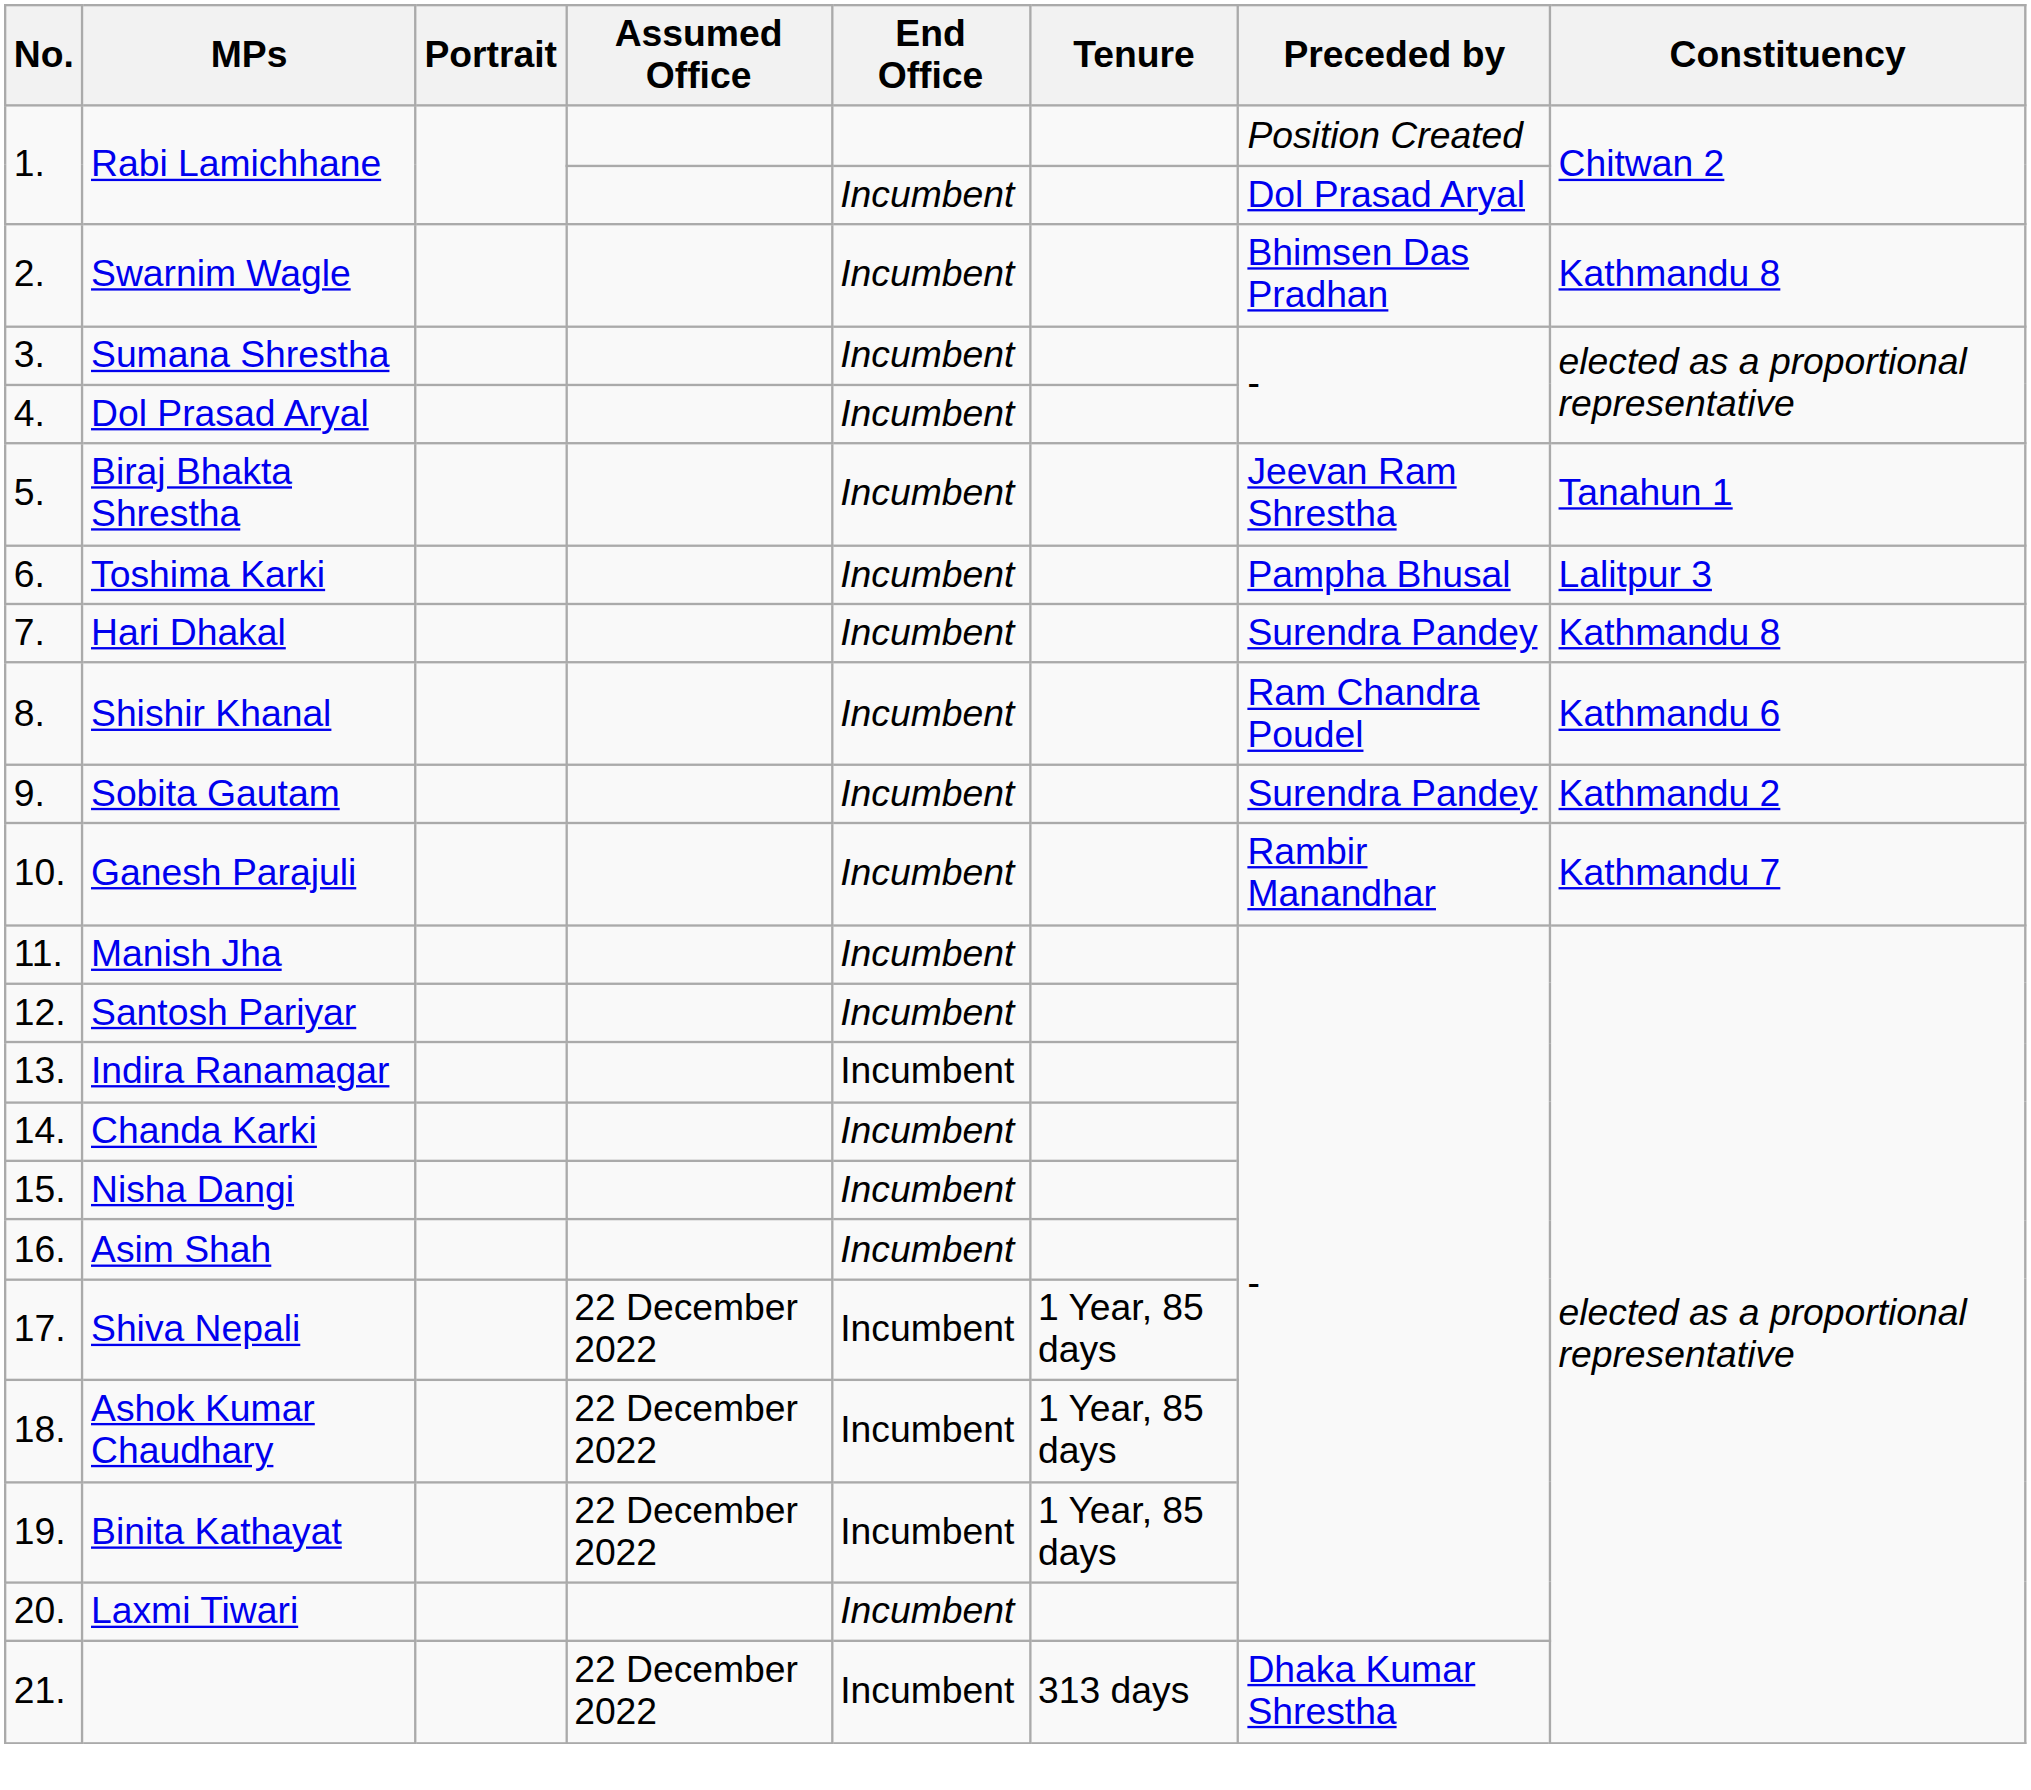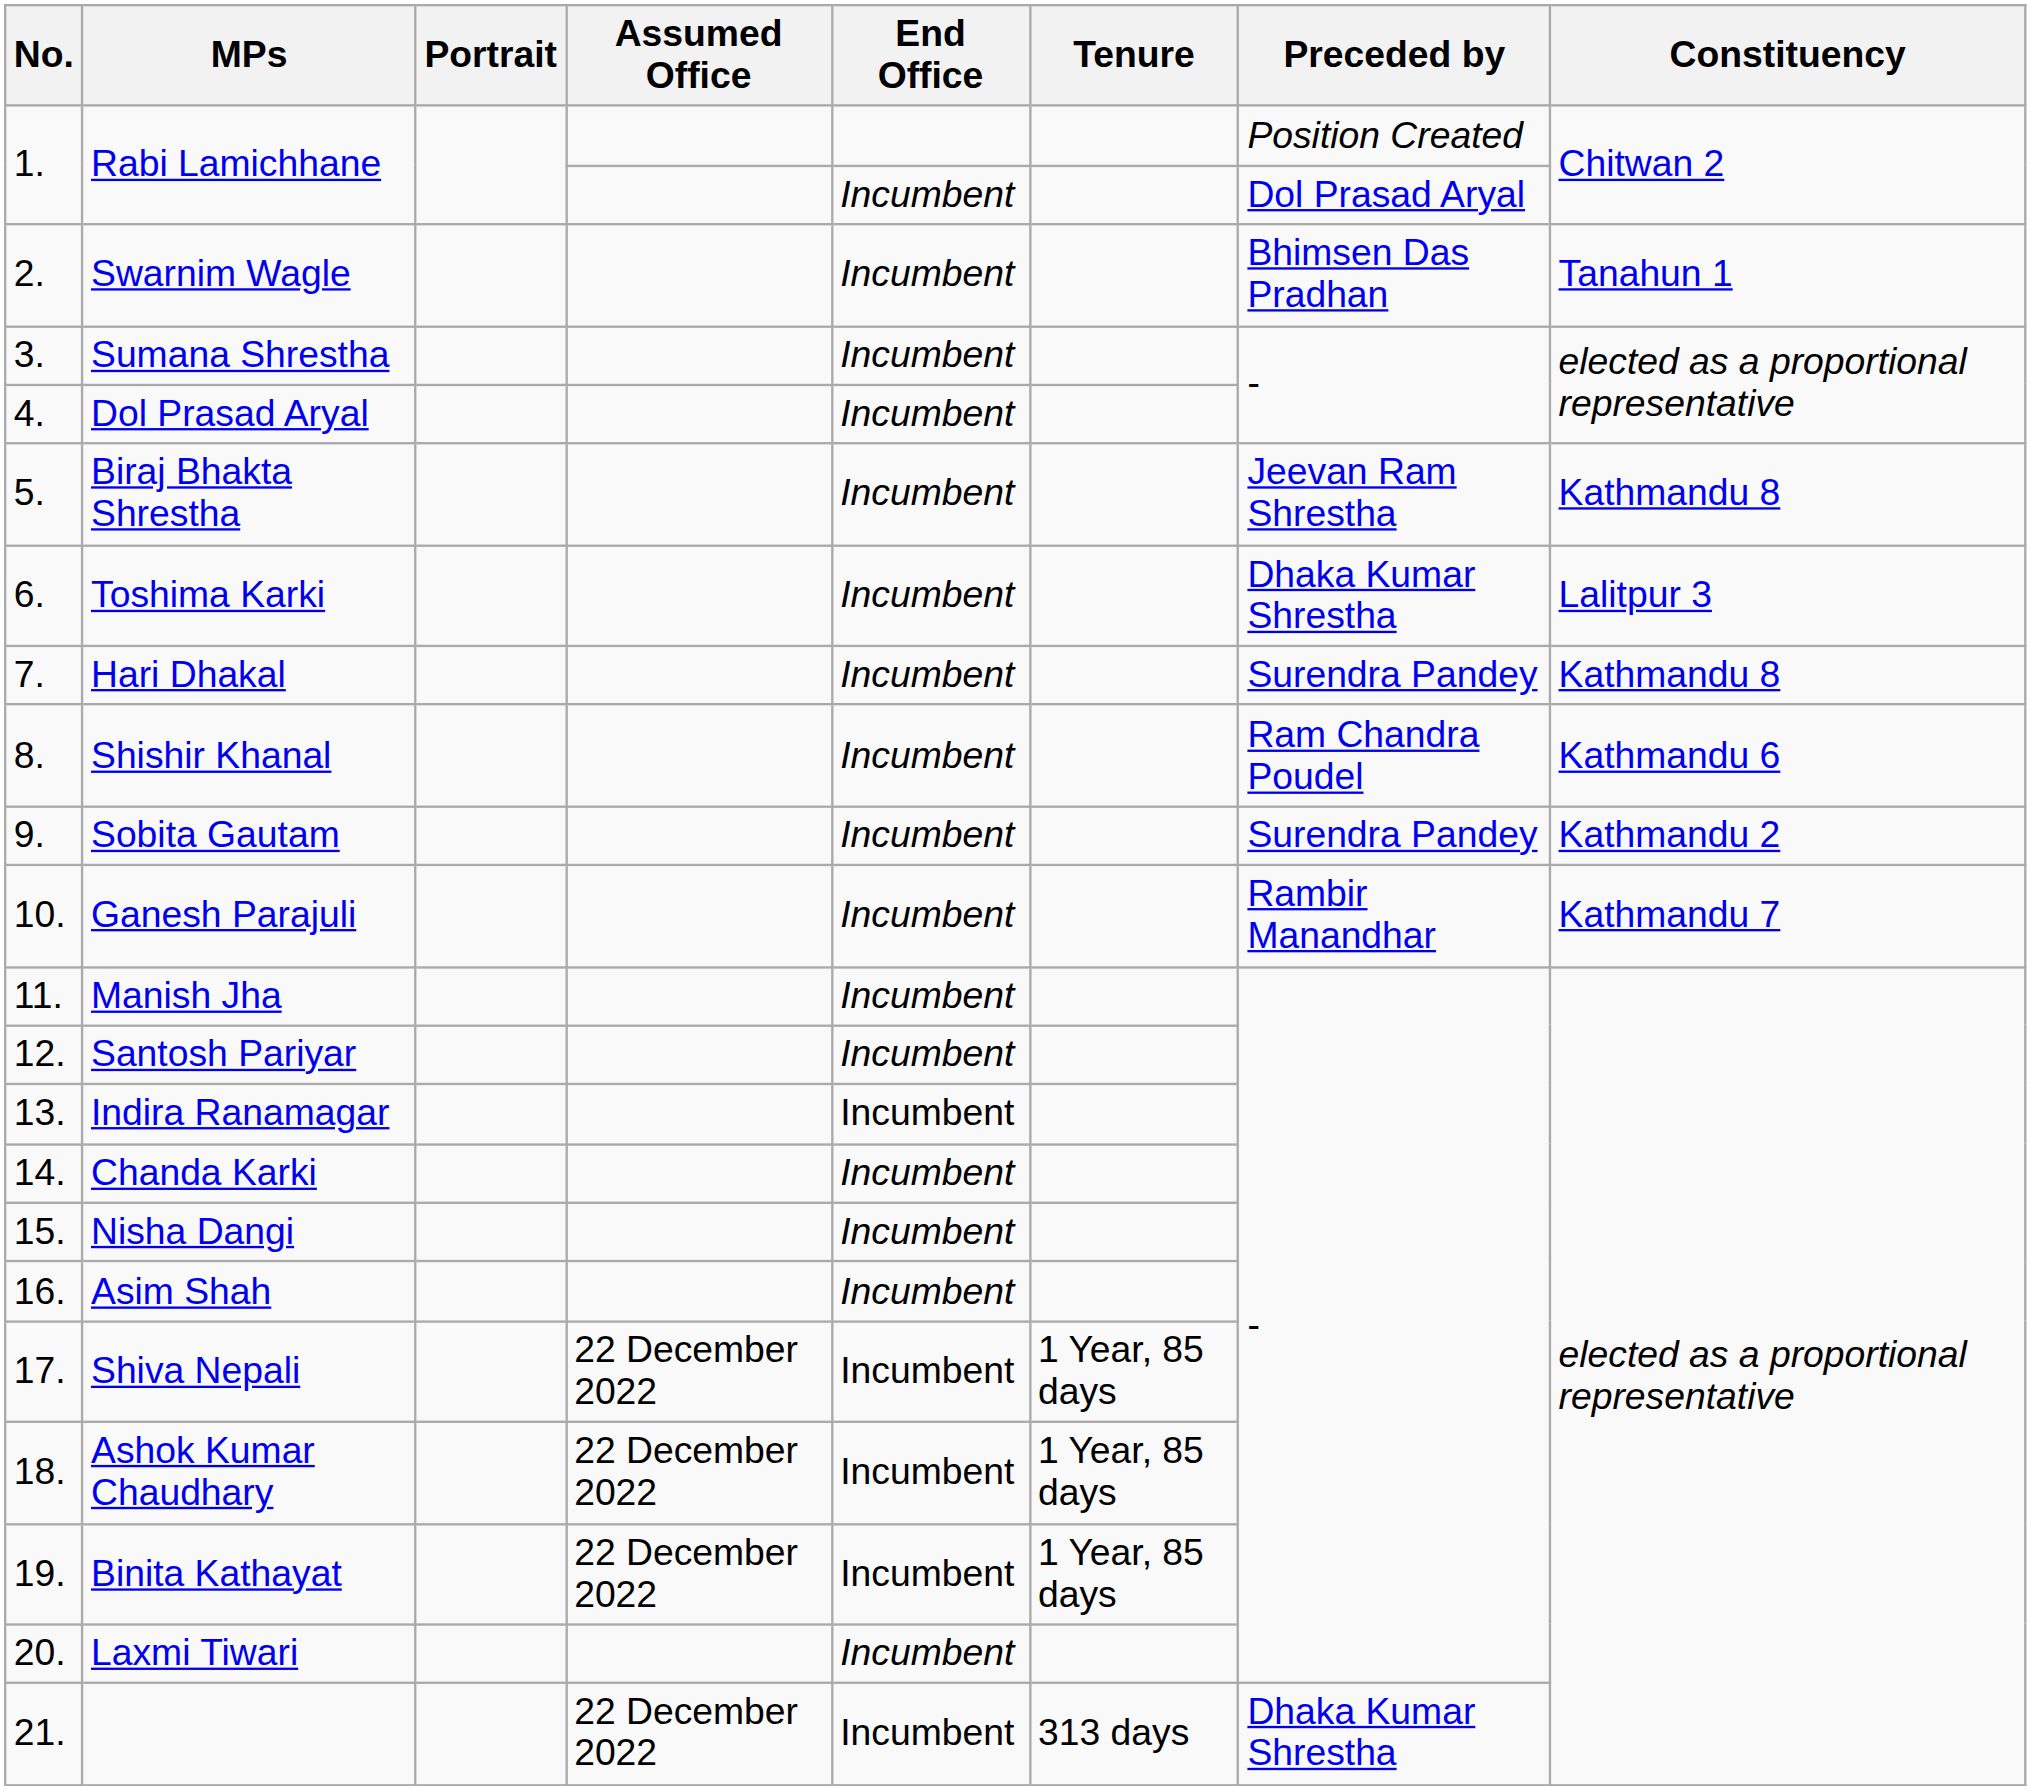(1669, 274) Kathmandu 8 -> (1646, 274) Tanahun 1
(1646, 493) Tanahun 1 -> (1669, 493) Kathmandu 8
(1379, 573) Pampha Bhusal -> (1361, 594) Dhaka Kumar Shrestha
